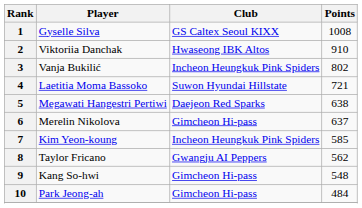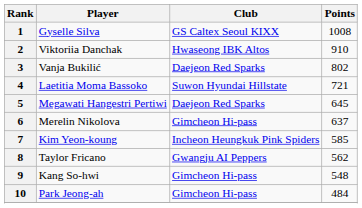(246, 67) Incheon Heungkuk Pink Spiders -> (218, 67) Daejeon Red Sparks
(340, 103) 638 -> (340, 103) 645
